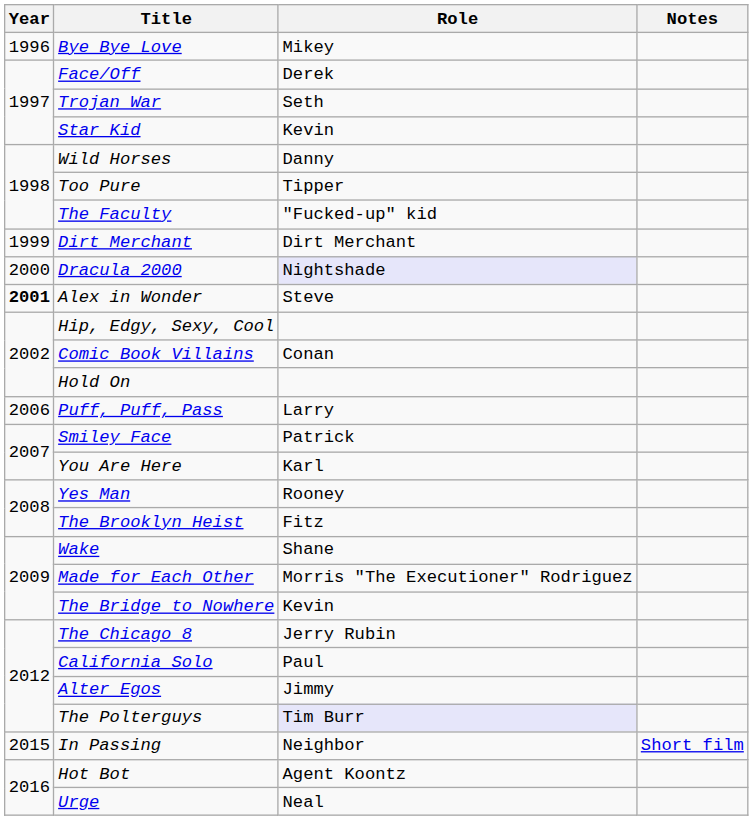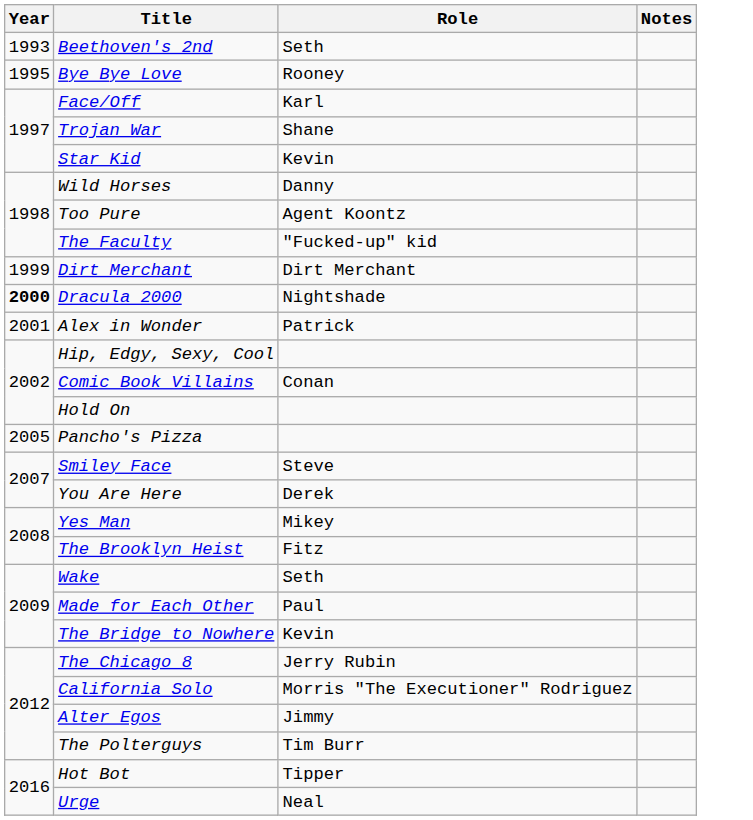+ row: (135, 47)
(29, 47) 1996 -> (29, 75) 1995
(308, 47) Mikey -> (313, 75) Rooney
(308, 75) Derek -> (303, 103) Karl
(303, 103) Seth -> (308, 131) Shane
(313, 186) Tipper -> (344, 214) Agent Koontz
(29, 270) normal -> (29, 298) bold
(334, 270) lavender background -> (334, 298) no background
(29, 298) bold -> (29, 326) normal
(308, 298) Steve -> (319, 326) Patrick
+ row: (130, 438)
- row: (141, 410)
(319, 438) Patrick -> (308, 466) Steve
(303, 466) Karl -> (308, 494) Derek
(313, 494) Rooney -> (308, 522) Mikey
(308, 550) Shane -> (303, 578) Seth
(458, 578) Morris "The Executioner" Rodriguez -> (303, 606) Paul
(303, 662) Paul -> (458, 690) Morris "The Executioner" Rodriguez
(324, 718) lavender background -> (324, 746) no background
- row: (110, 746)
(344, 774) Agent Koontz -> (313, 774) Tipper
